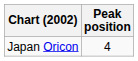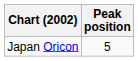(107, 46) 4 -> (107, 46) 5
